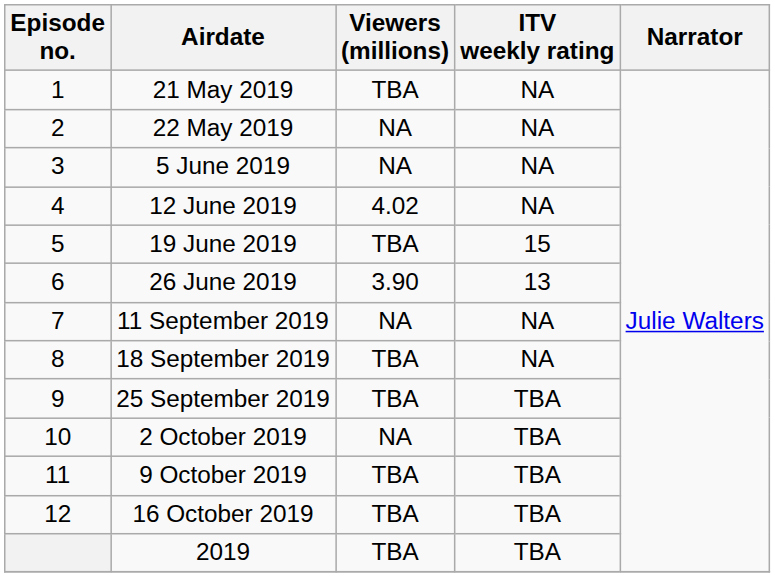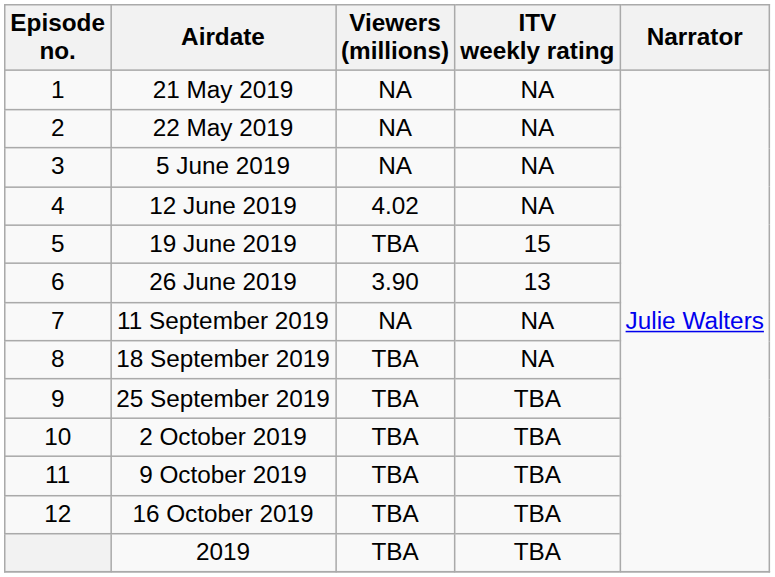(395, 89) TBA -> (395, 89) NA
(395, 436) NA -> (395, 436) TBA
